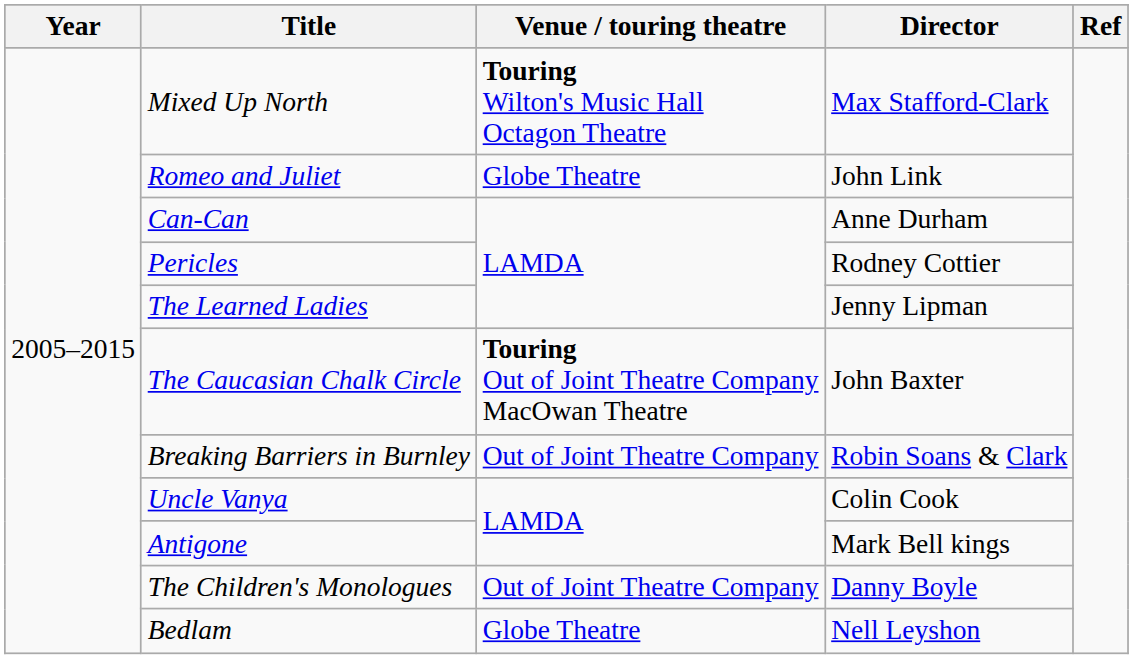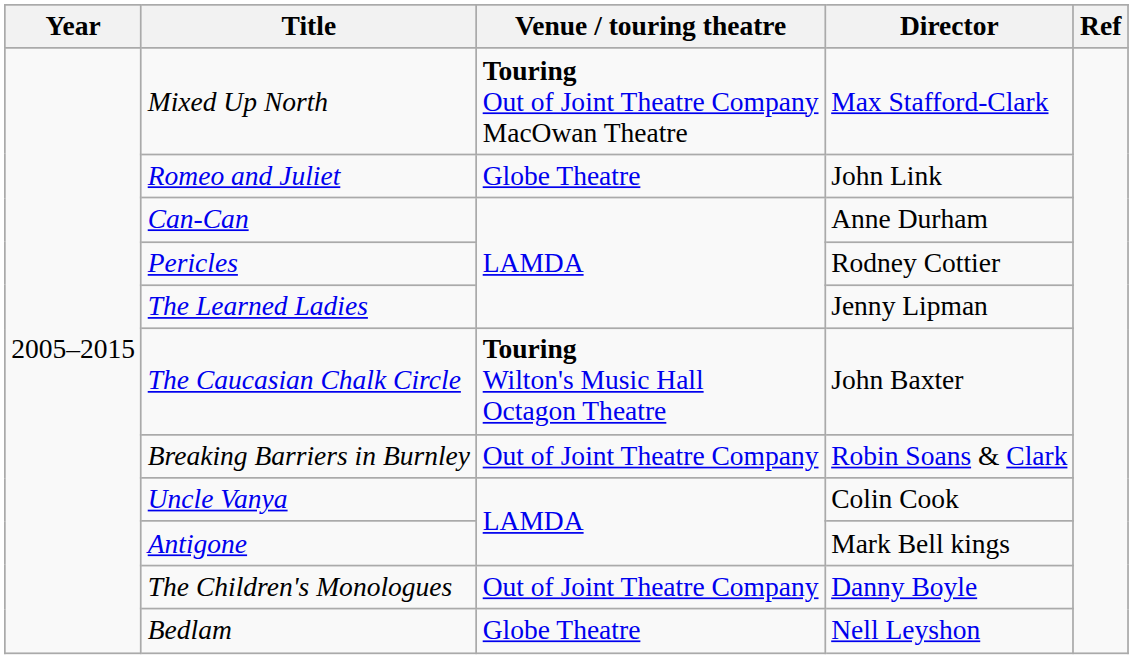(593, 100) Touring Wilton's Music Hall Octagon Theatre -> (651, 100) Touring Out of Joint Theatre Company MacOwan Theatre
(651, 381) Touring Out of Joint Theatre Company MacOwan Theatre -> (593, 381) Touring Wilton's Music Hall Octagon Theatre
